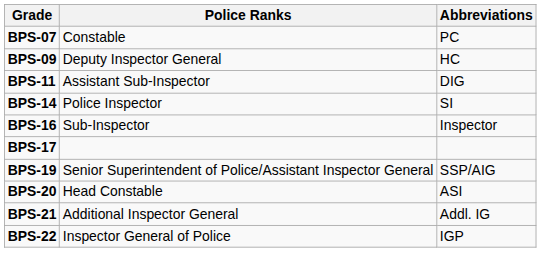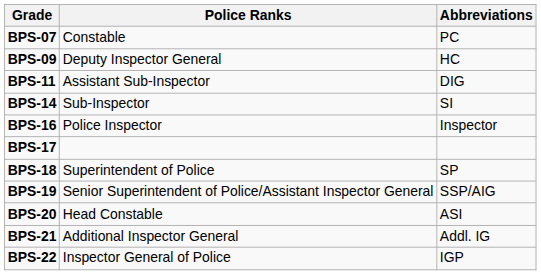(112, 103) Police Inspector -> (106, 103) Sub-Inspector
(106, 125) Sub-Inspector -> (112, 125) Police Inspector
+ row: (32, 170)
